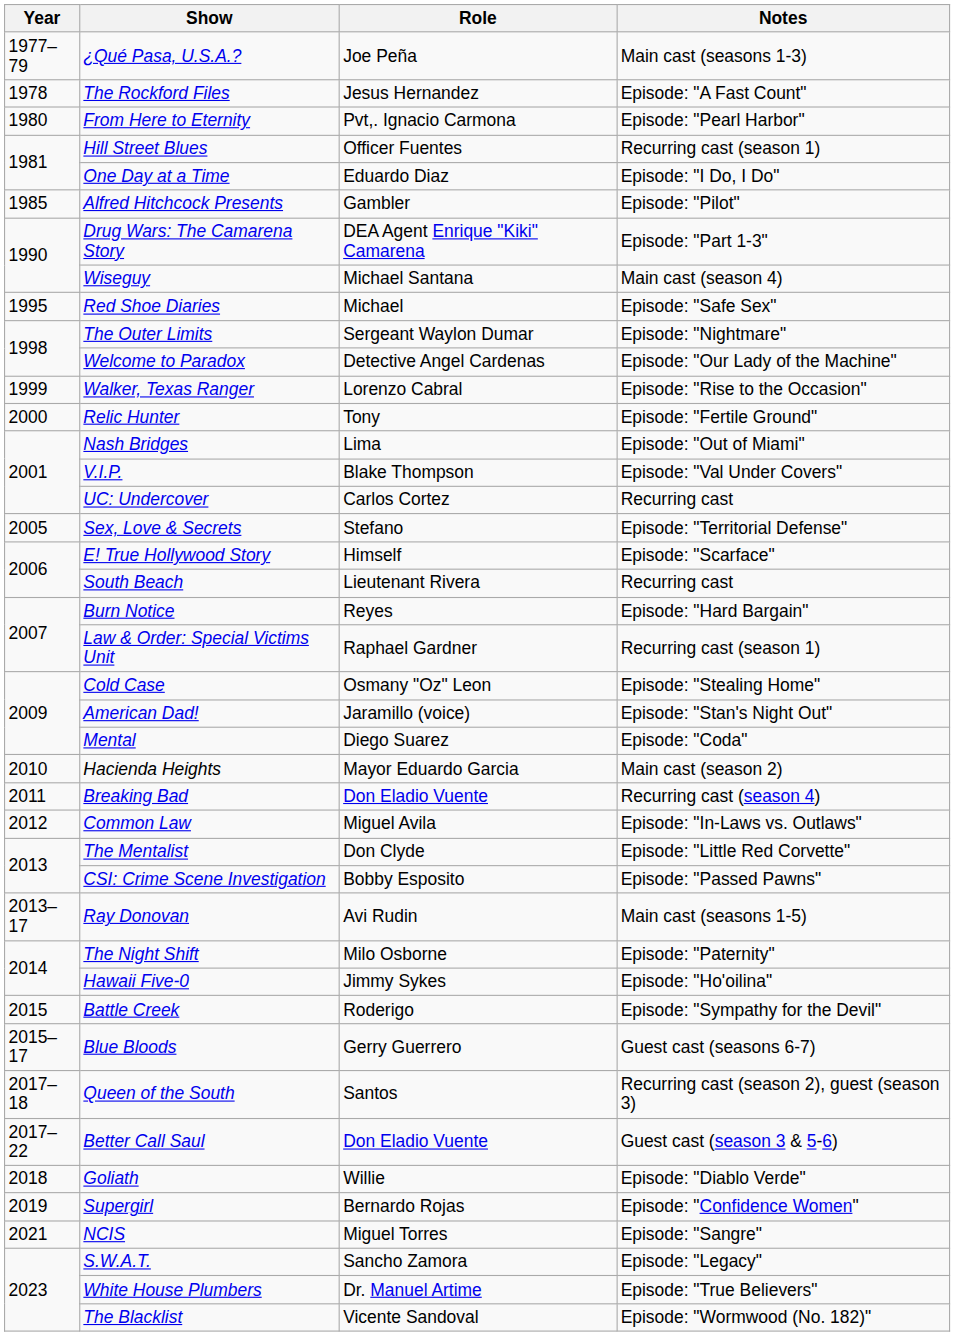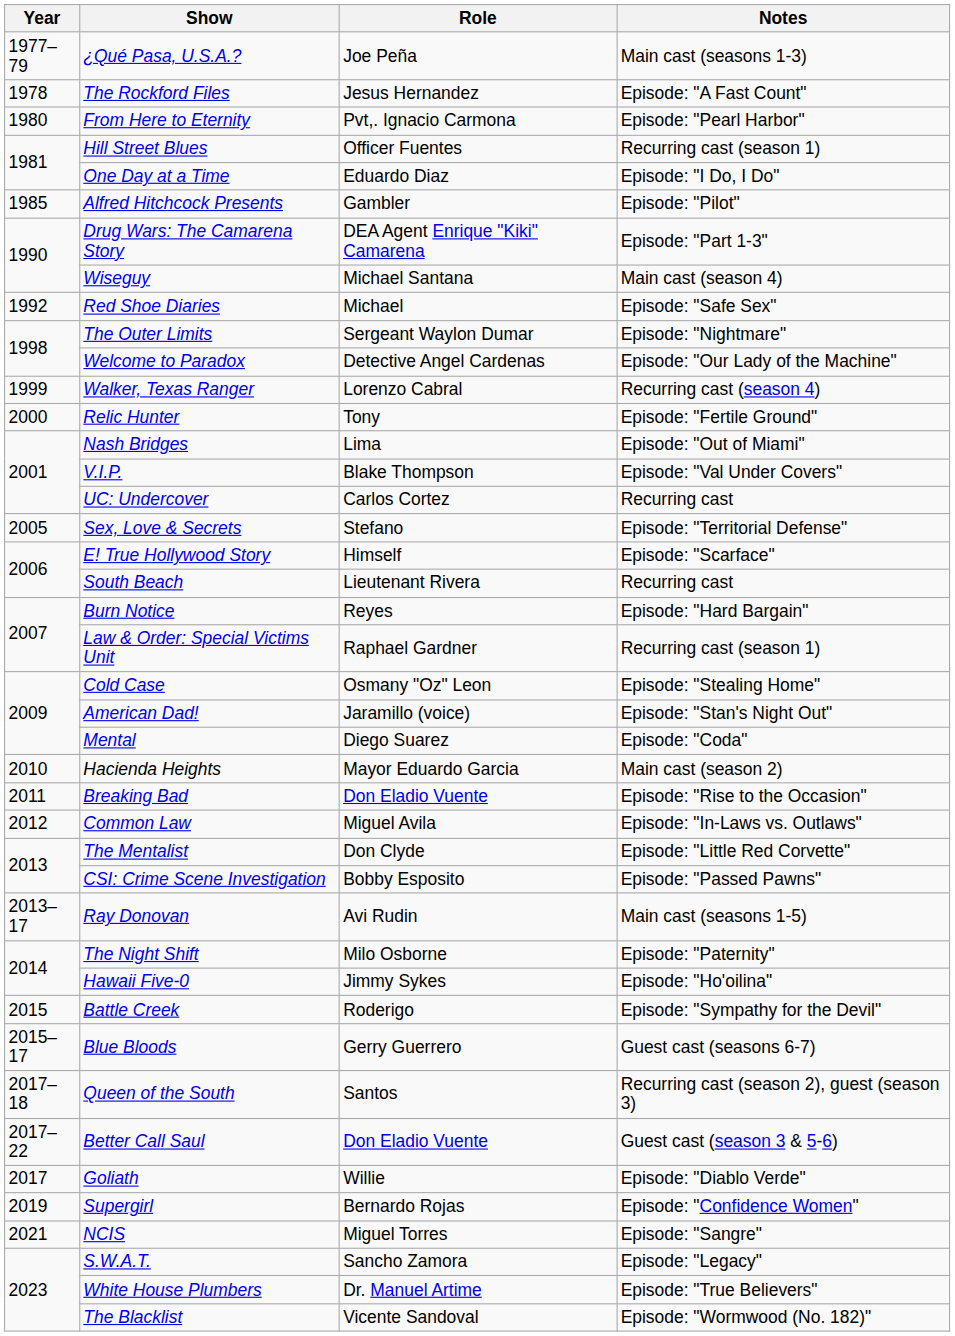(28, 306) 1995 -> (28, 306) 1992
(744, 389) Episode: "Rise to the Occasion" -> (720, 389) Recurring cast (season 4)
(720, 796) Recurring cast (season 4) -> (744, 796) Episode: "Rise to the Occasion"
(28, 1179) 2018 -> (28, 1179) 2017
